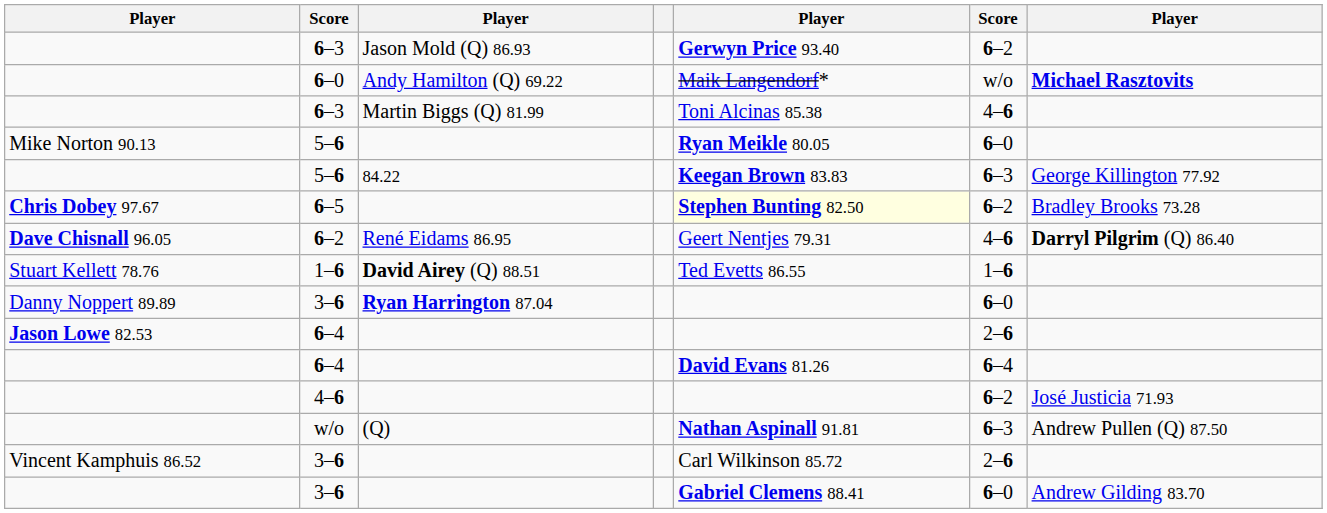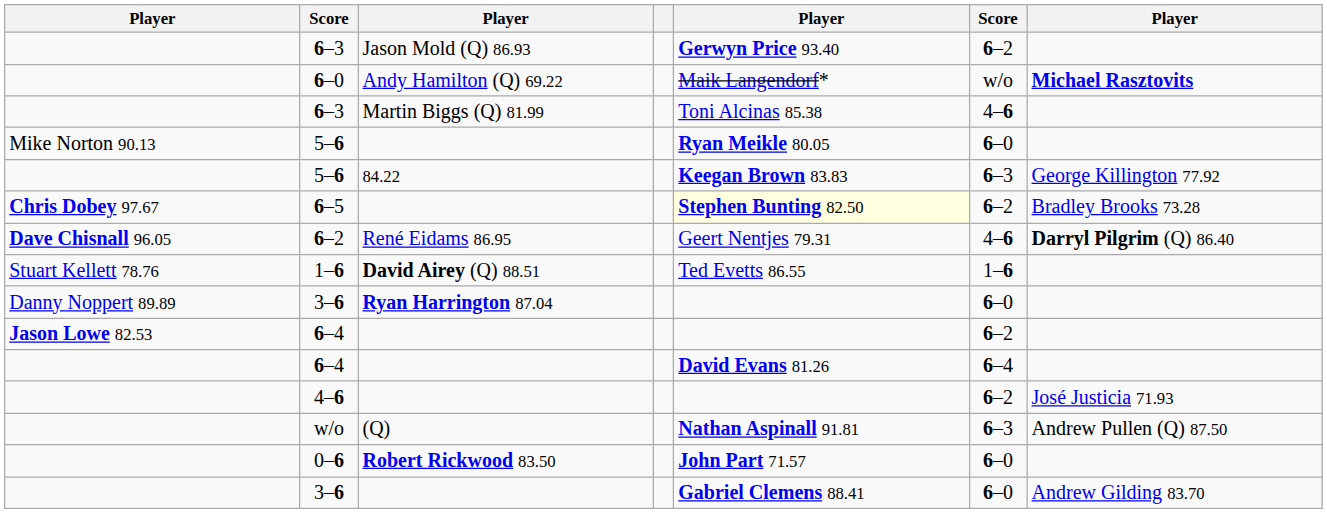(998, 333) 2–6 -> (998, 333) 6–2
- row: (105, 460)
+ row: (152, 461)
